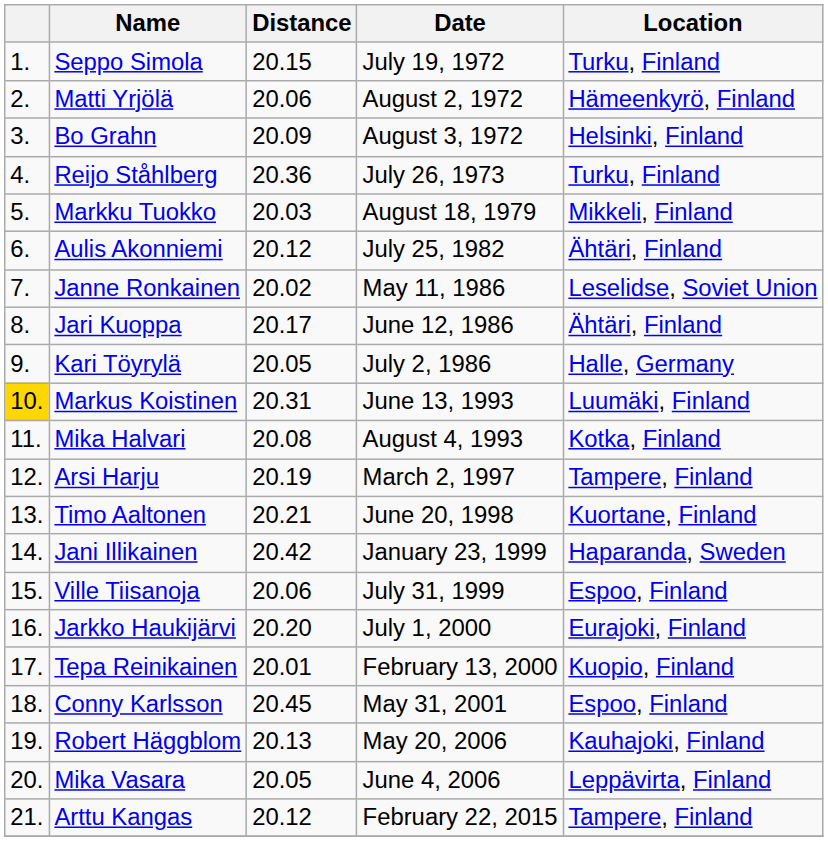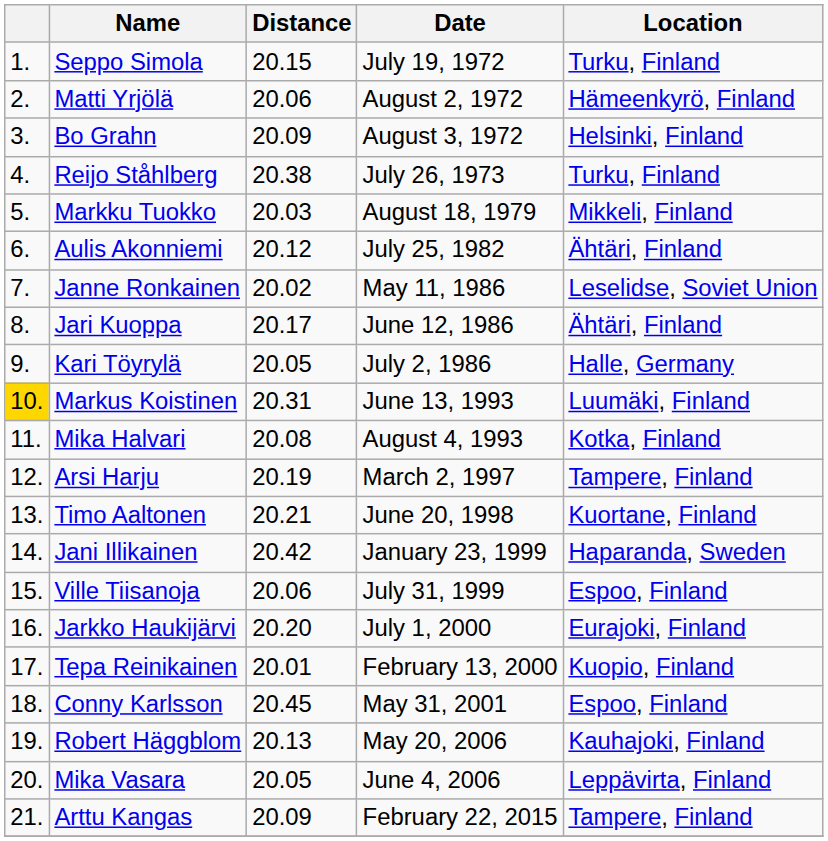(282, 174) 20.36 -> (282, 174) 20.38
(282, 817) 20.12 -> (282, 817) 20.09
